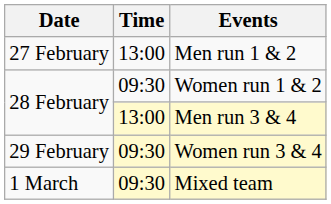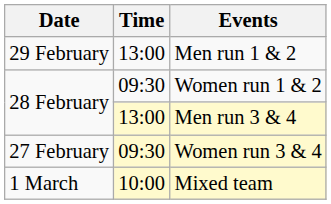(59, 53) 27 February -> (59, 53) 29 February
(59, 150) 29 February -> (59, 150) 27 February
(142, 183) 09:30 -> (142, 183) 10:00
